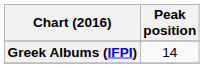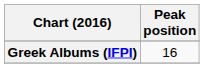(170, 52) 14 -> (170, 52) 16
